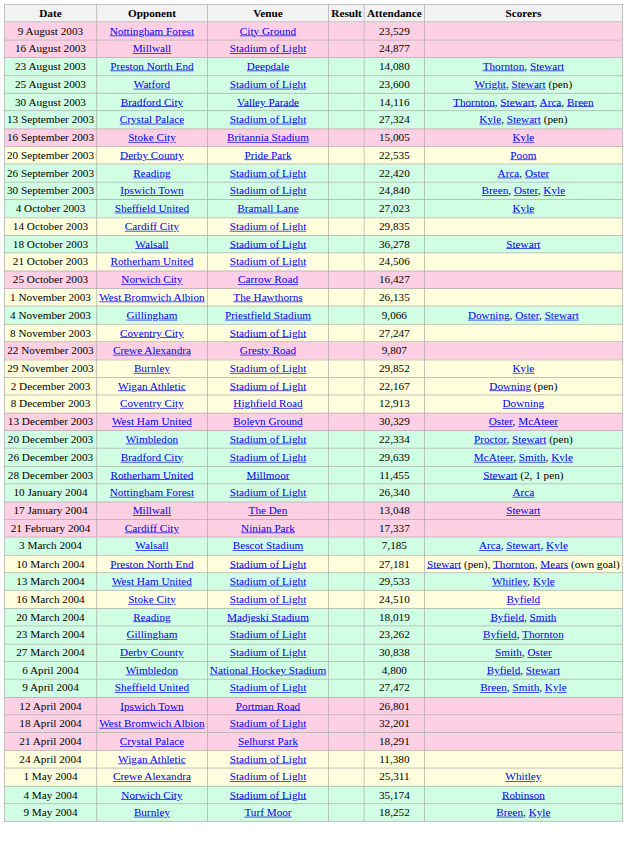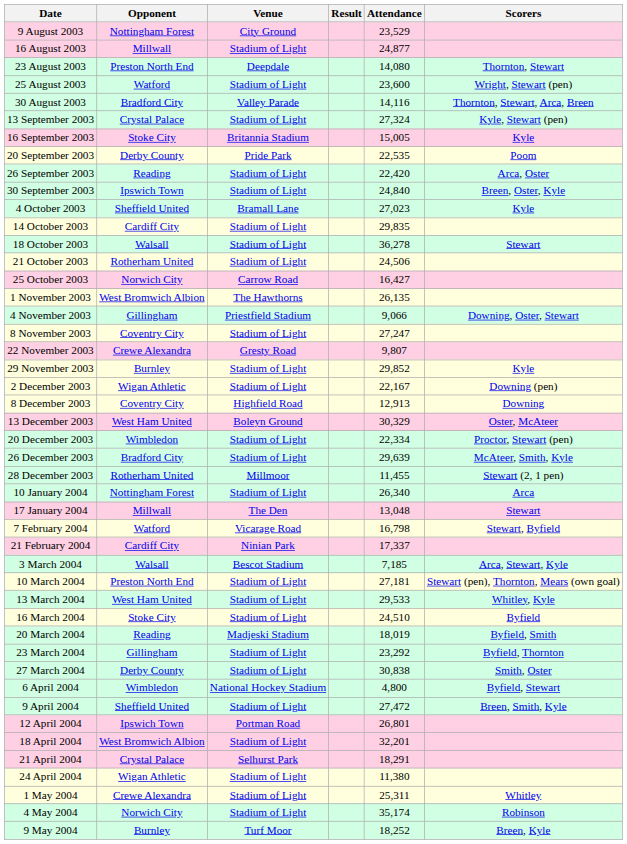+ row: (50, 528)
(394, 635) 23,262 -> (394, 652) 23,292
